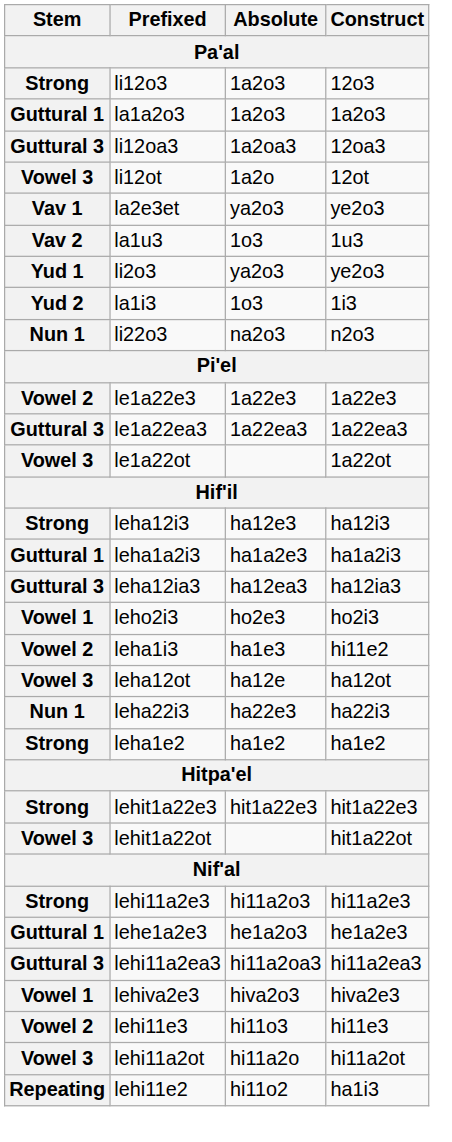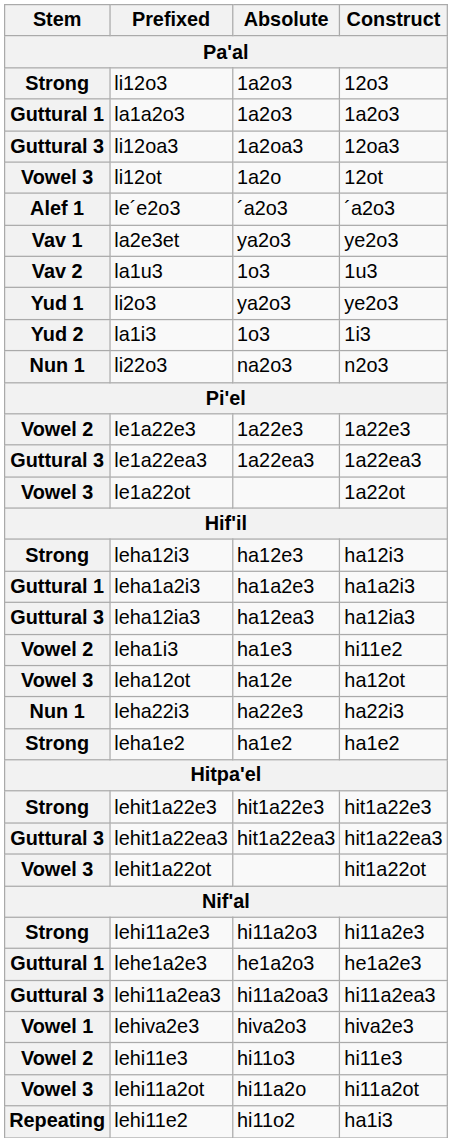+ row: (147, 209)
- row: (146, 618)
+ row: (171, 838)
